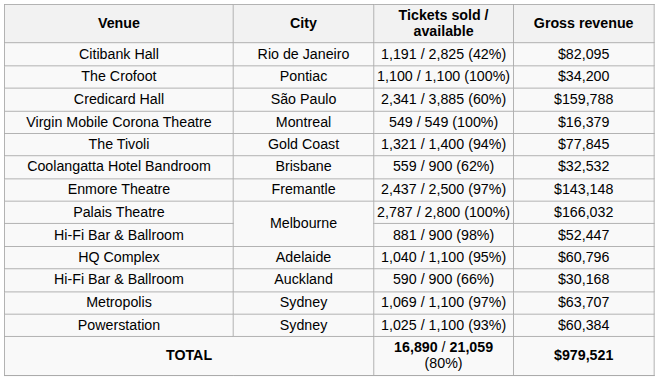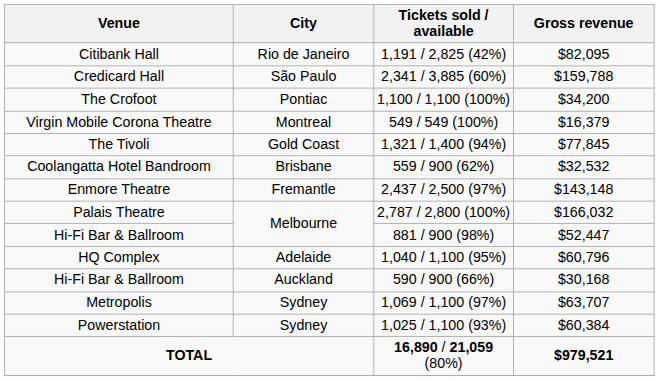rows swapped: (119, 99) <-> (119, 76)
